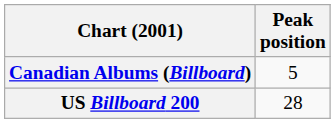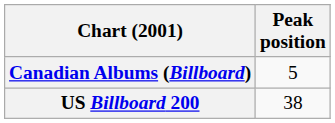(293, 103) 28 -> (293, 103) 38
